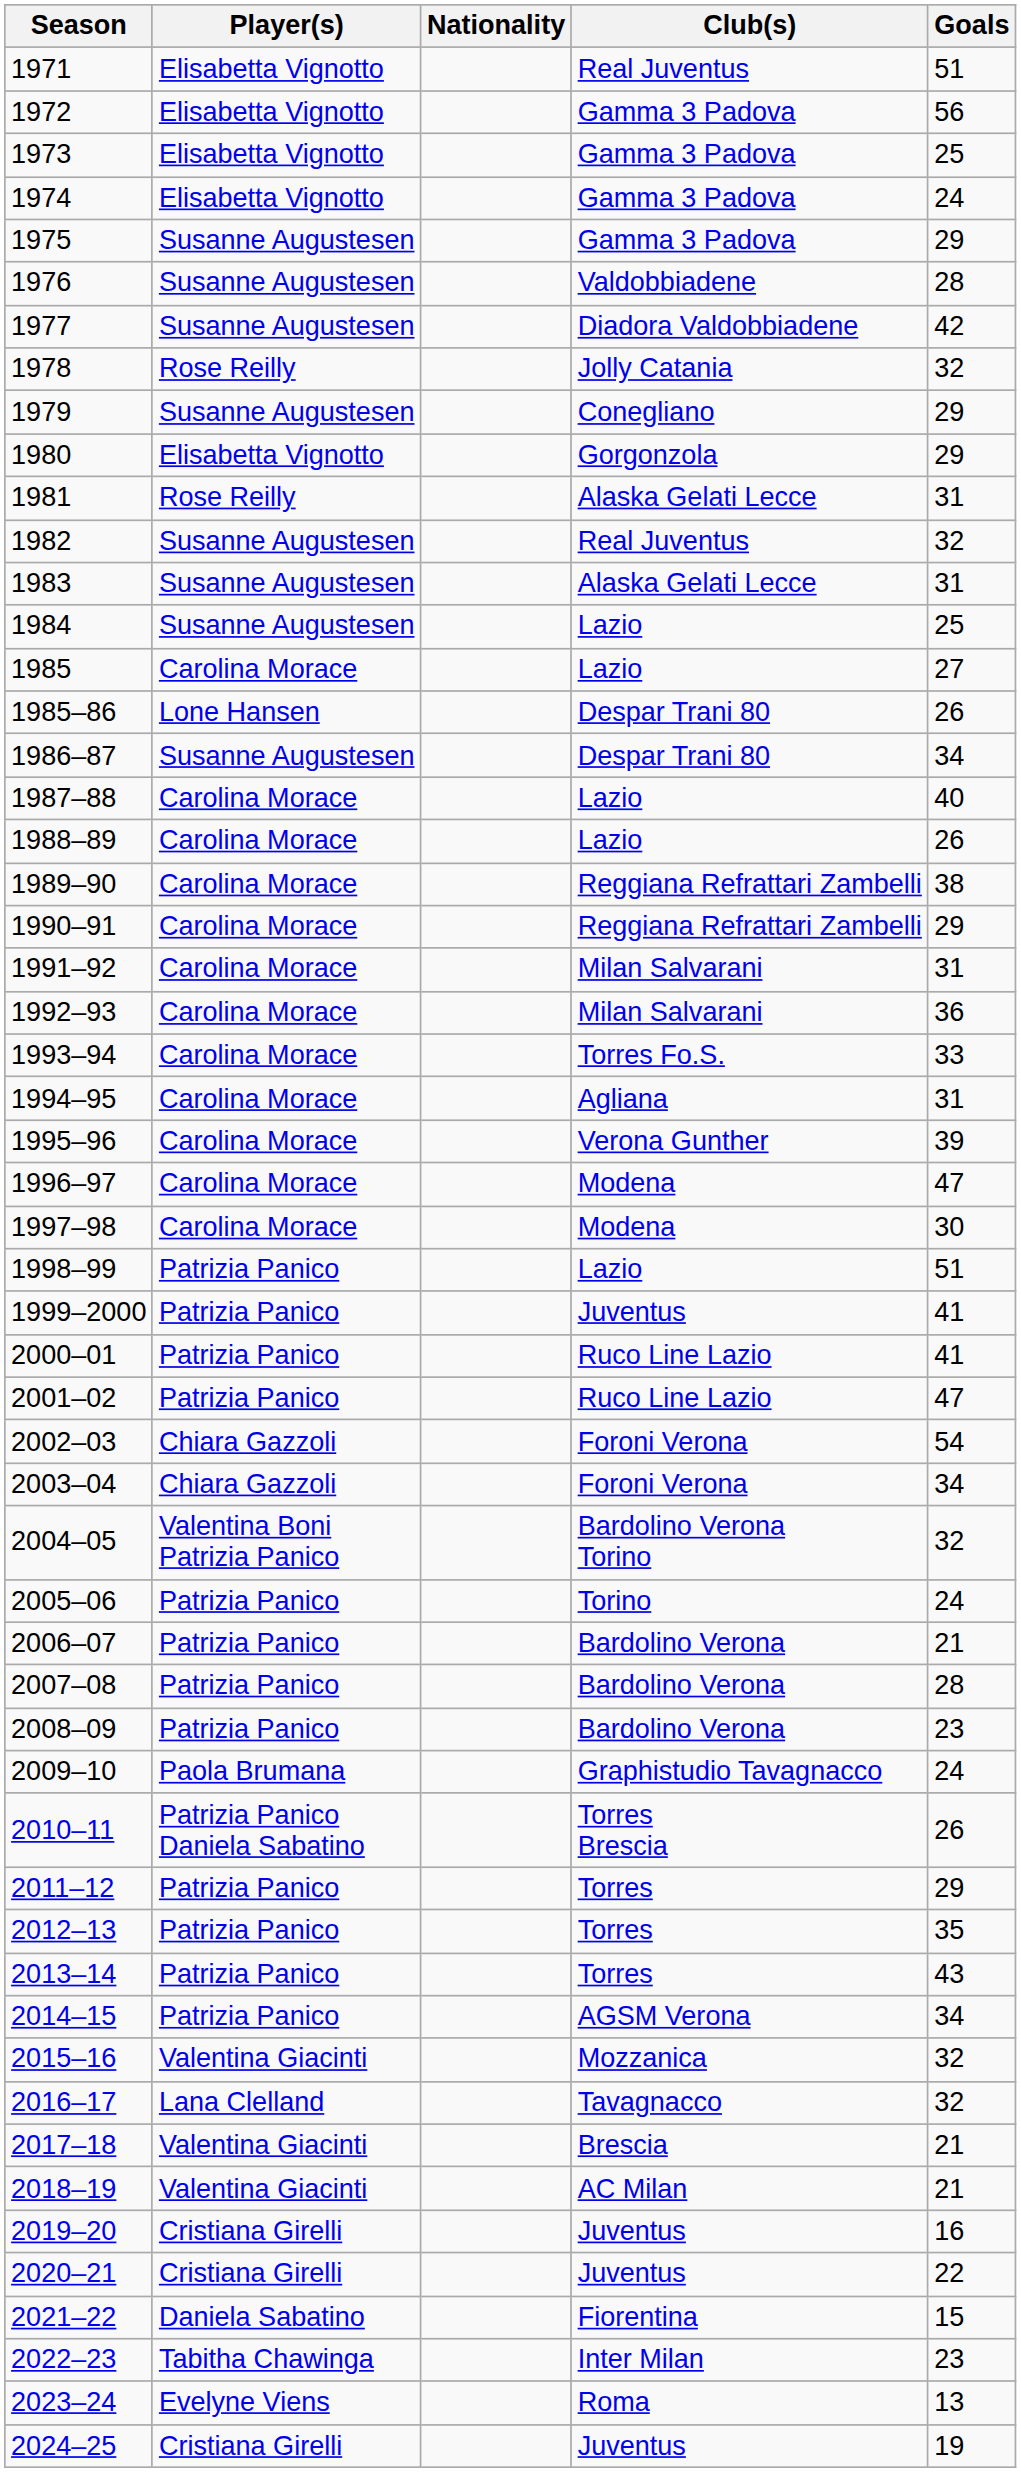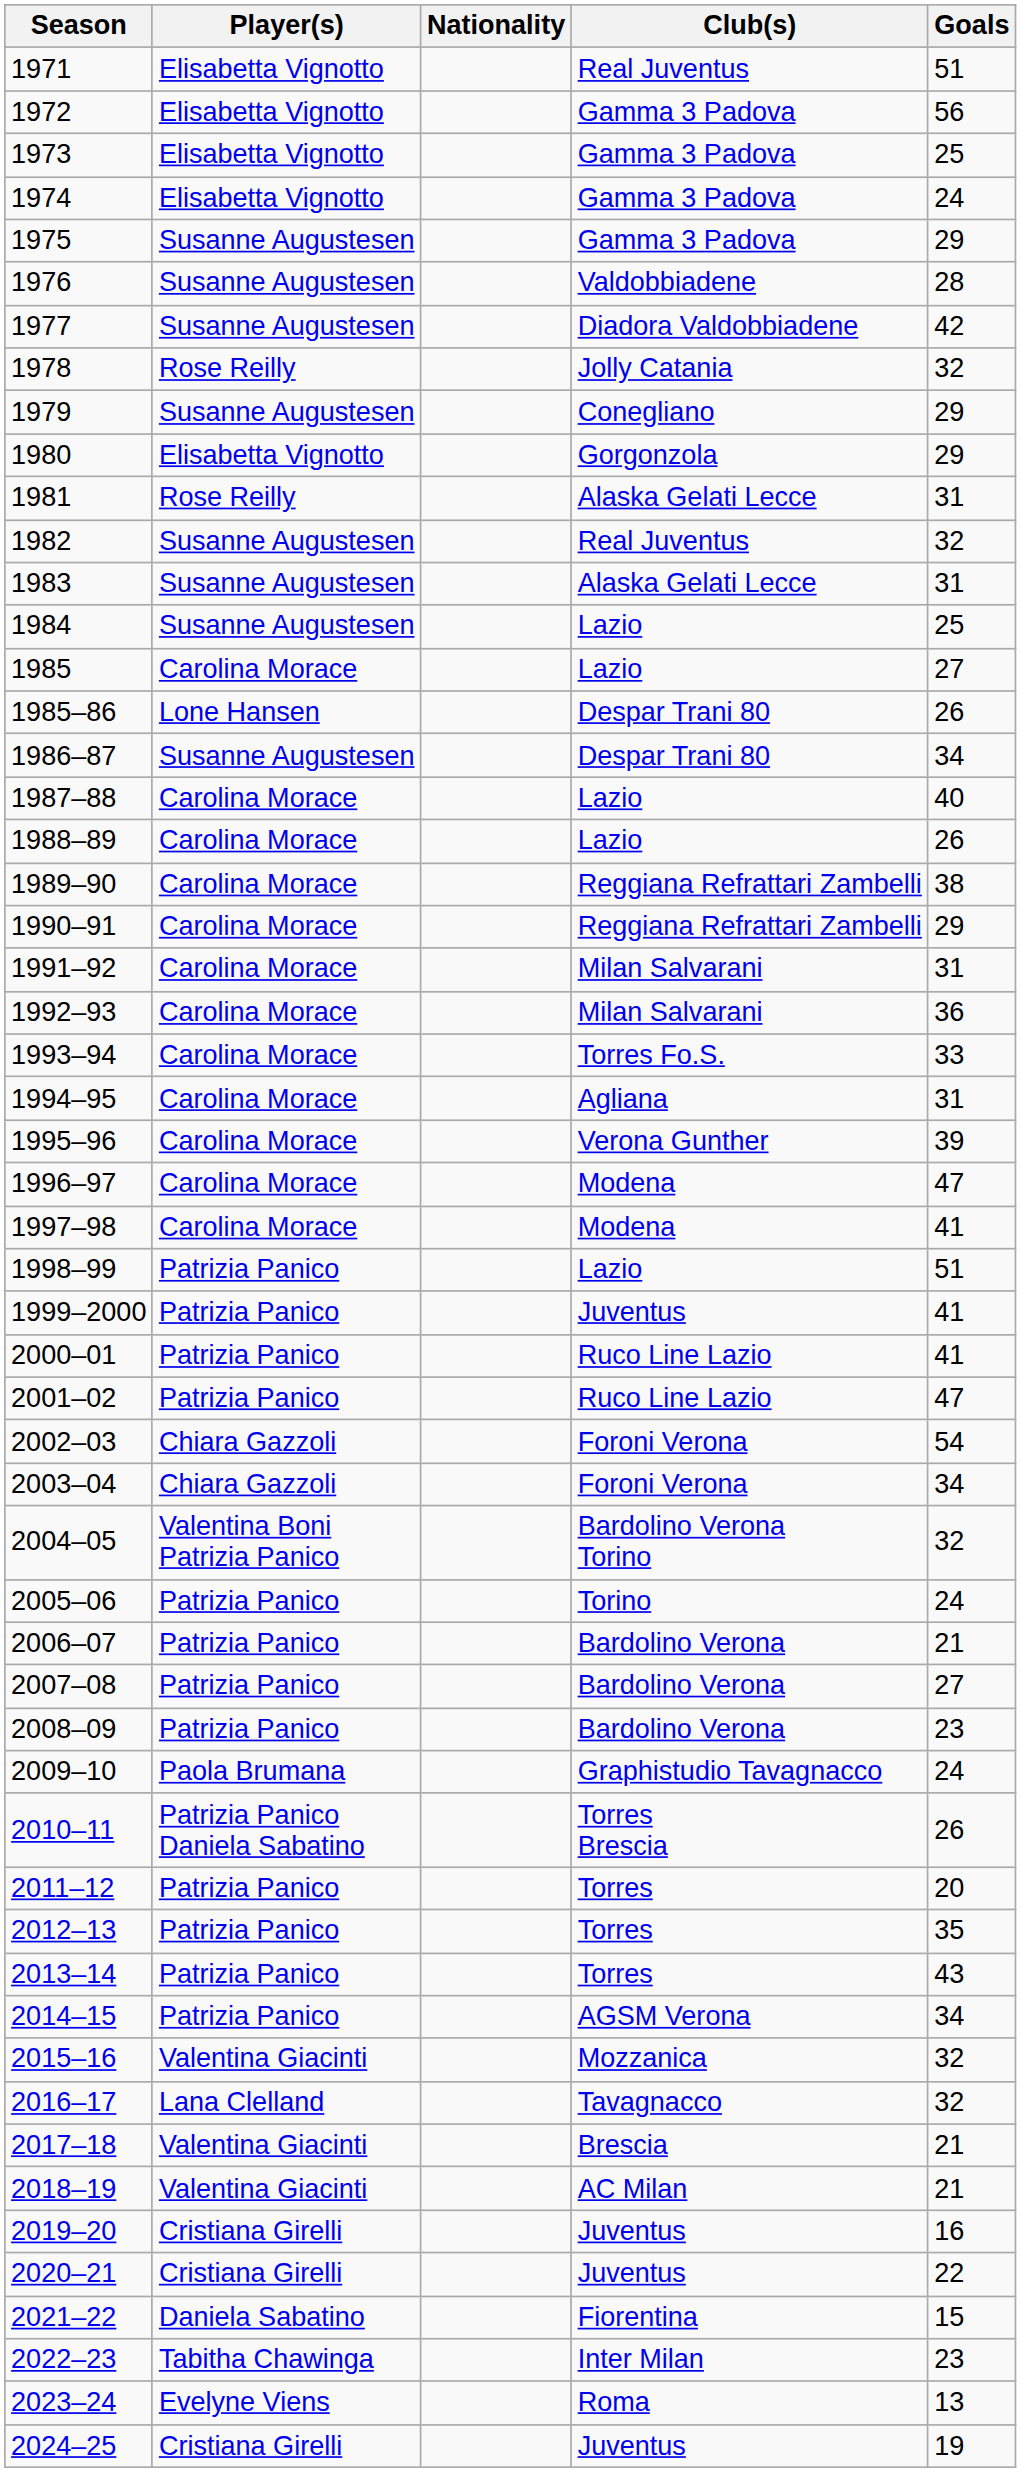(949, 1226) 30 -> (949, 1226) 41
(949, 1685) 28 -> (949, 1685) 27
(949, 1887) 29 -> (949, 1887) 20
